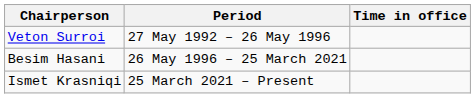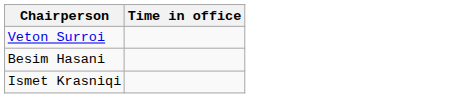- column: (237, 16)
